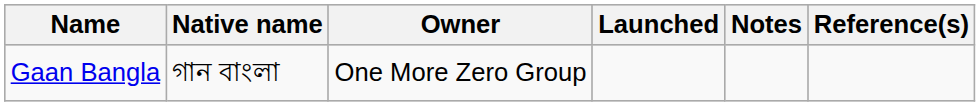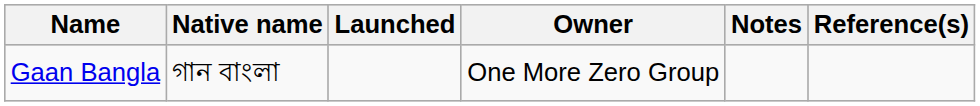columns swapped: (659, 24) <-> (460, 24)
